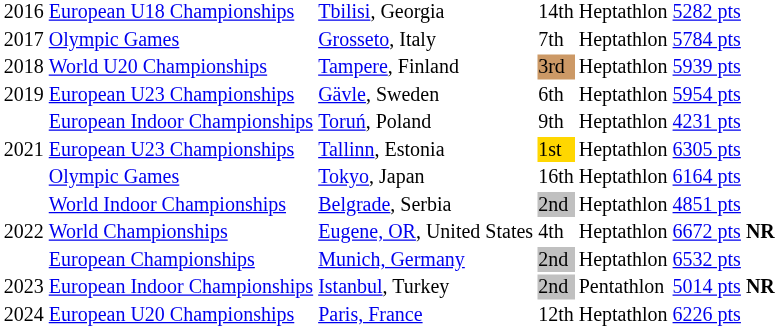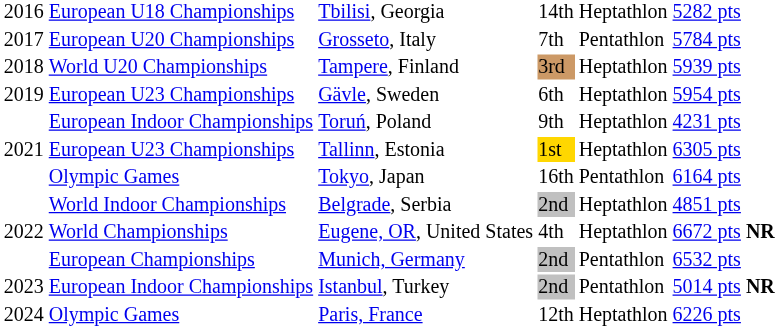(114, 39) Olympic Games -> (172, 39) European U20 Championships
(623, 39) Heptathlon -> (621, 39) Pentathlon
(623, 176) Heptathlon -> (621, 176) Pentathlon
(623, 259) Heptathlon -> (621, 259) Pentathlon
(172, 314) European U20 Championships -> (114, 314) Olympic Games
